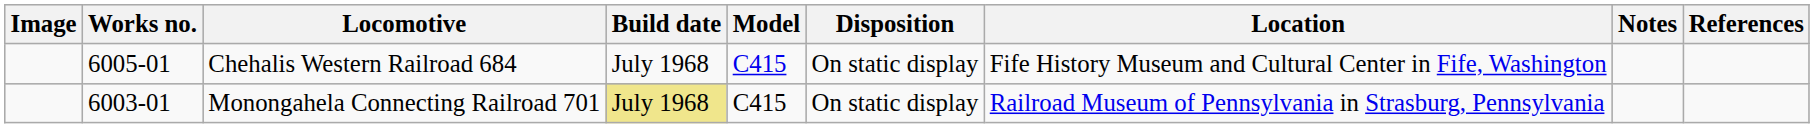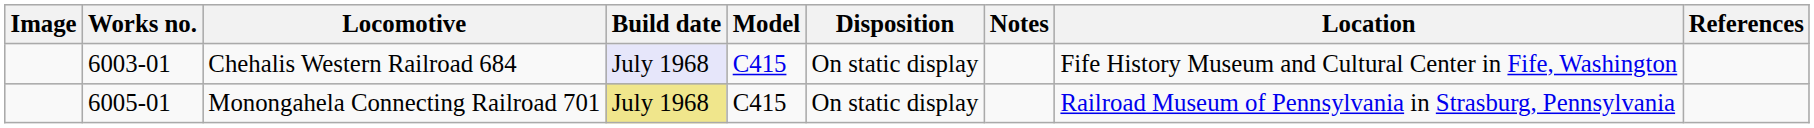columns swapped: (1298, 24) <-> (1648, 24)
(129, 63) 6005-01 -> (129, 63) 6003-01
(660, 63) no background -> (660, 63) lavender background
(129, 102) 6003-01 -> (129, 102) 6005-01
